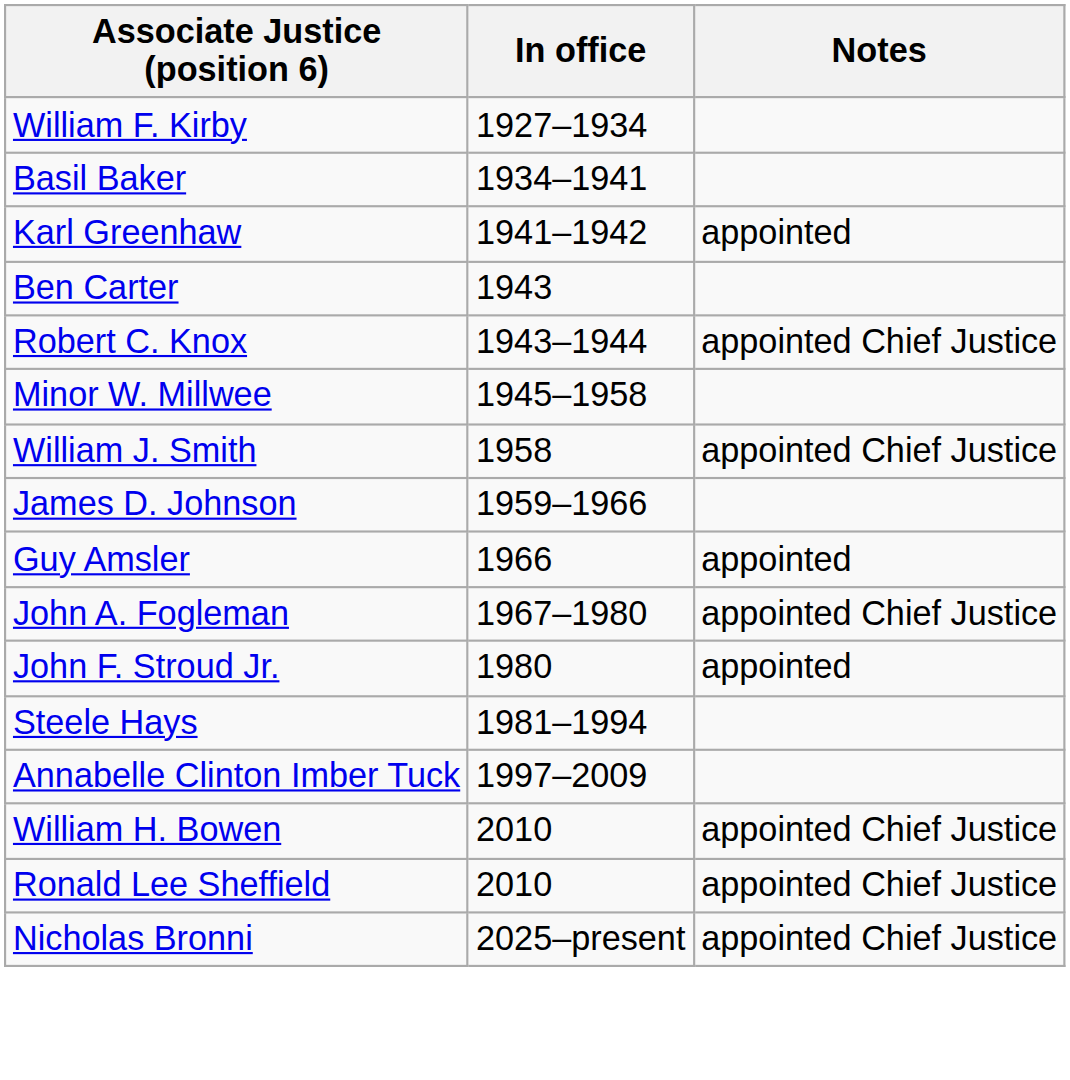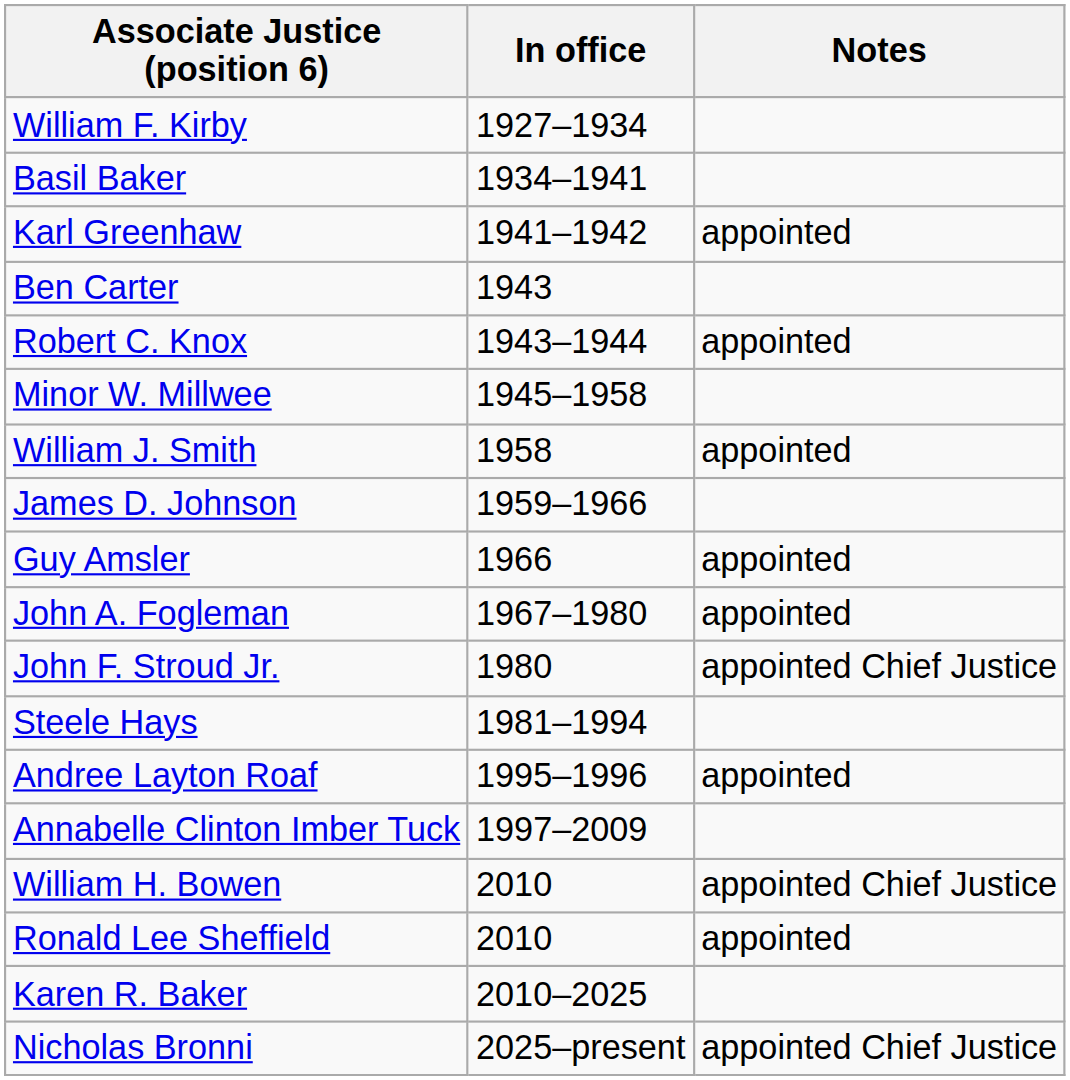(879, 341) appointed Chief Justice -> (776, 341) appointed
(879, 450) appointed Chief Justice -> (776, 450) appointed
(879, 613) appointed Chief Justice -> (776, 613) appointed
(776, 667) appointed -> (879, 667) appointed Chief Justice
+ row: (165, 776)
(879, 884) appointed Chief Justice -> (776, 939) appointed
+ row: (130, 993)
